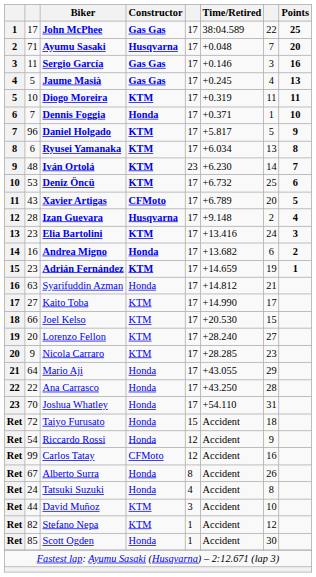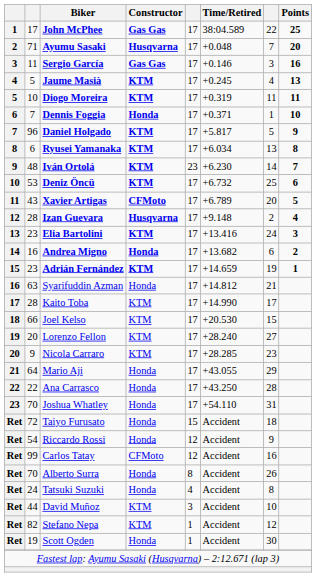(147, 80) Gas Gas -> (141, 80) KTM
(32, 302) 27 -> (32, 302) 28
(32, 473) 67 -> (32, 473) 70
(32, 541) 85 -> (32, 541) 19
